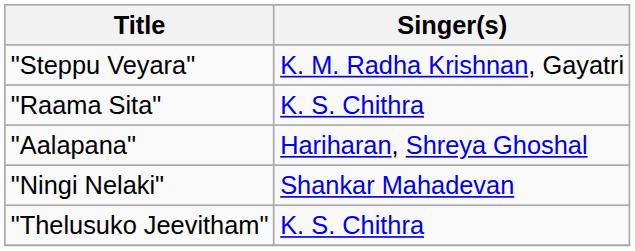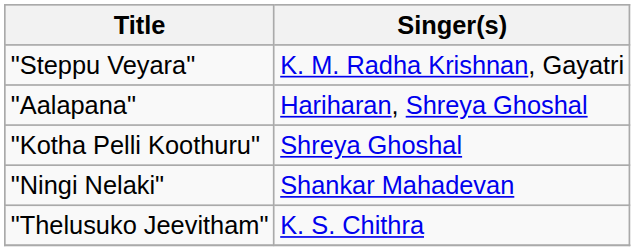- row: (86, 105)
+ row: (135, 146)
